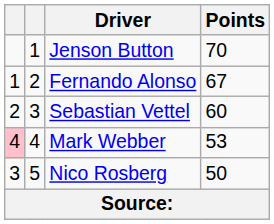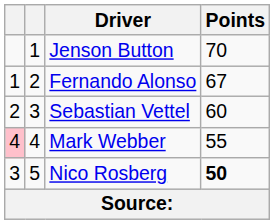(216, 142) 53 -> (216, 142) 55
(216, 173) normal -> (216, 173) bold
